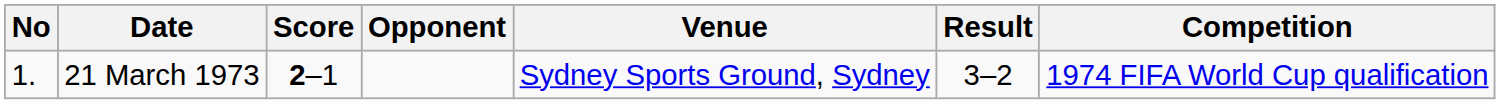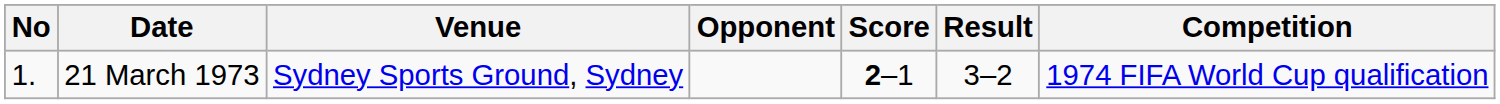columns swapped: (725, 27) <-> (314, 27)
